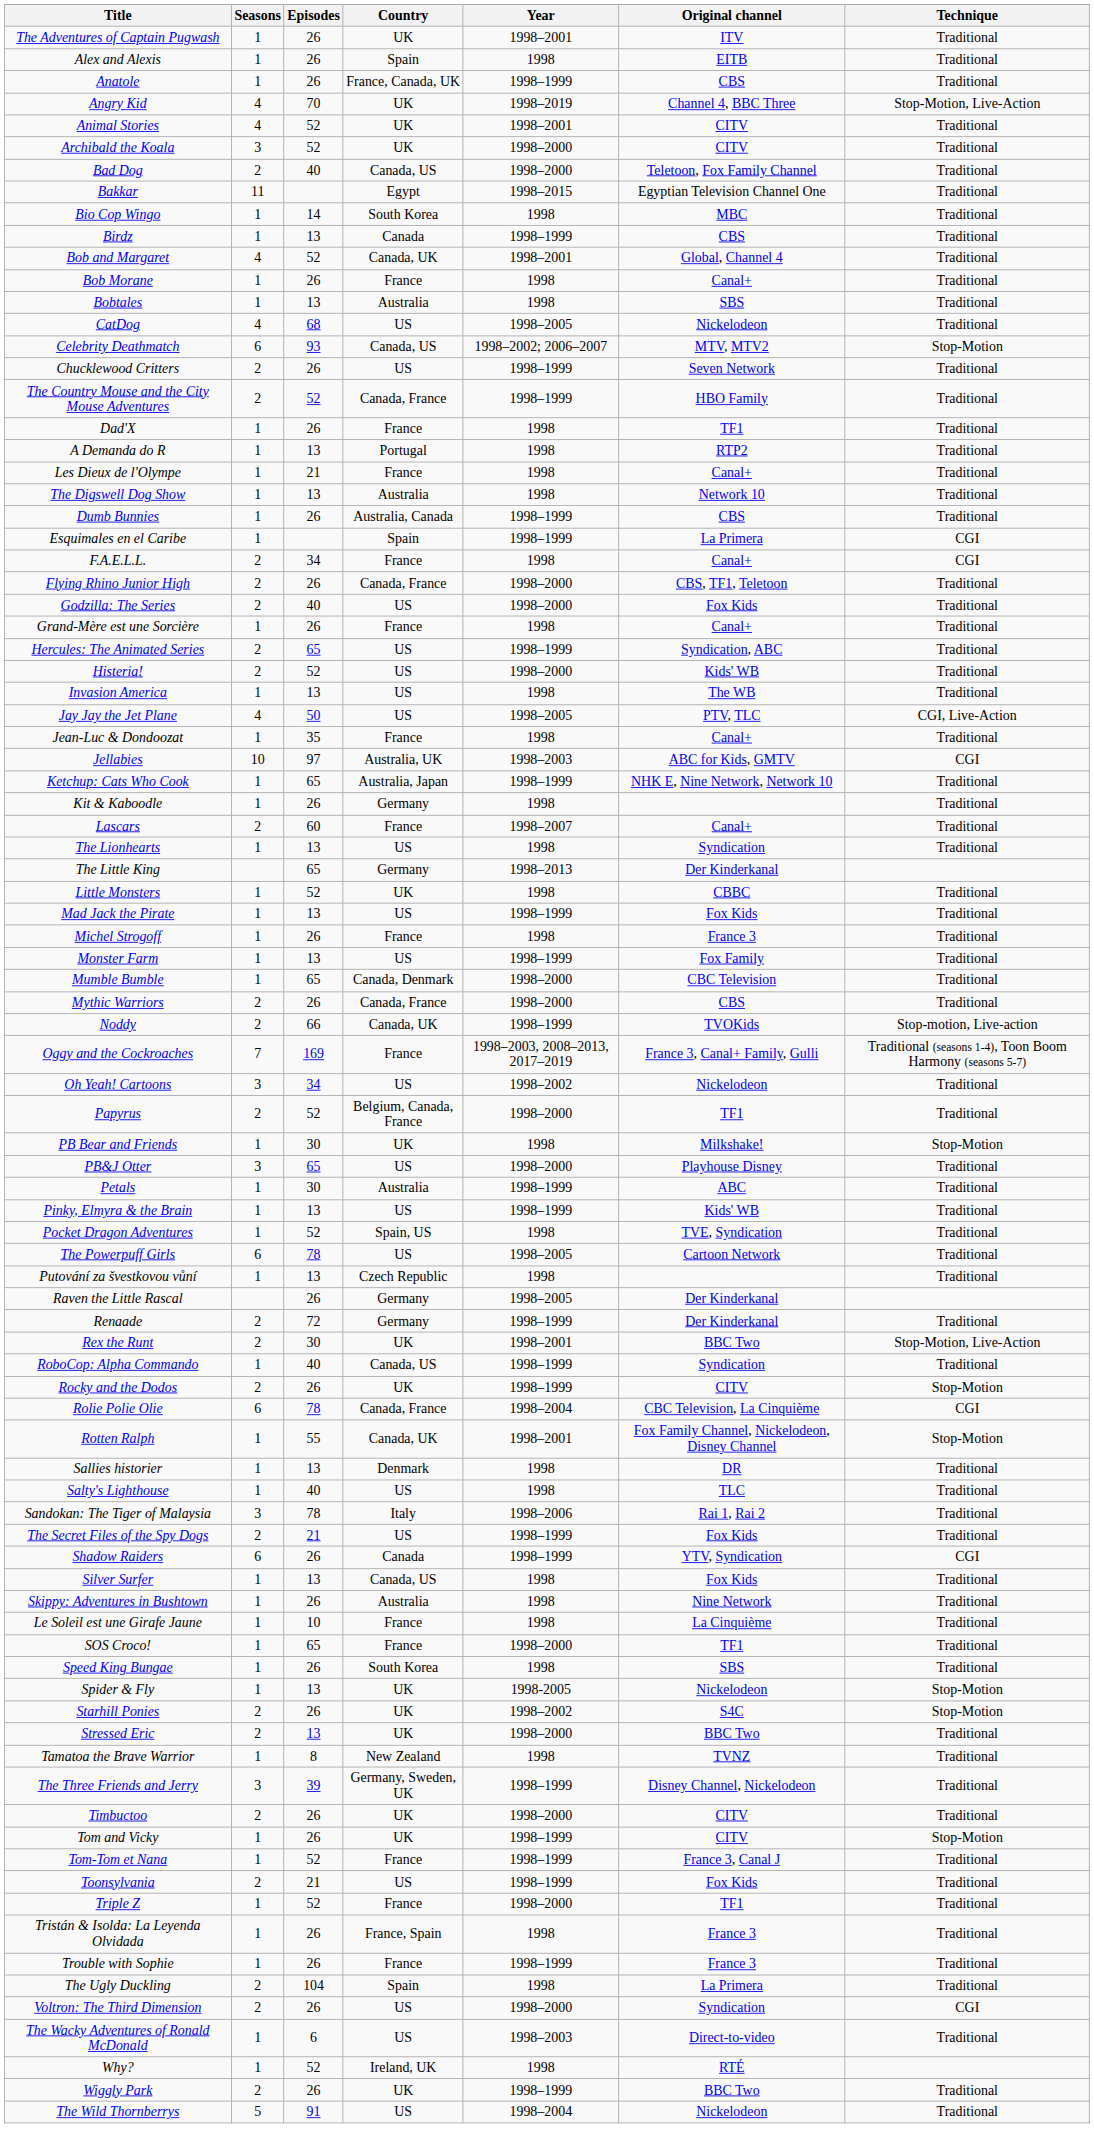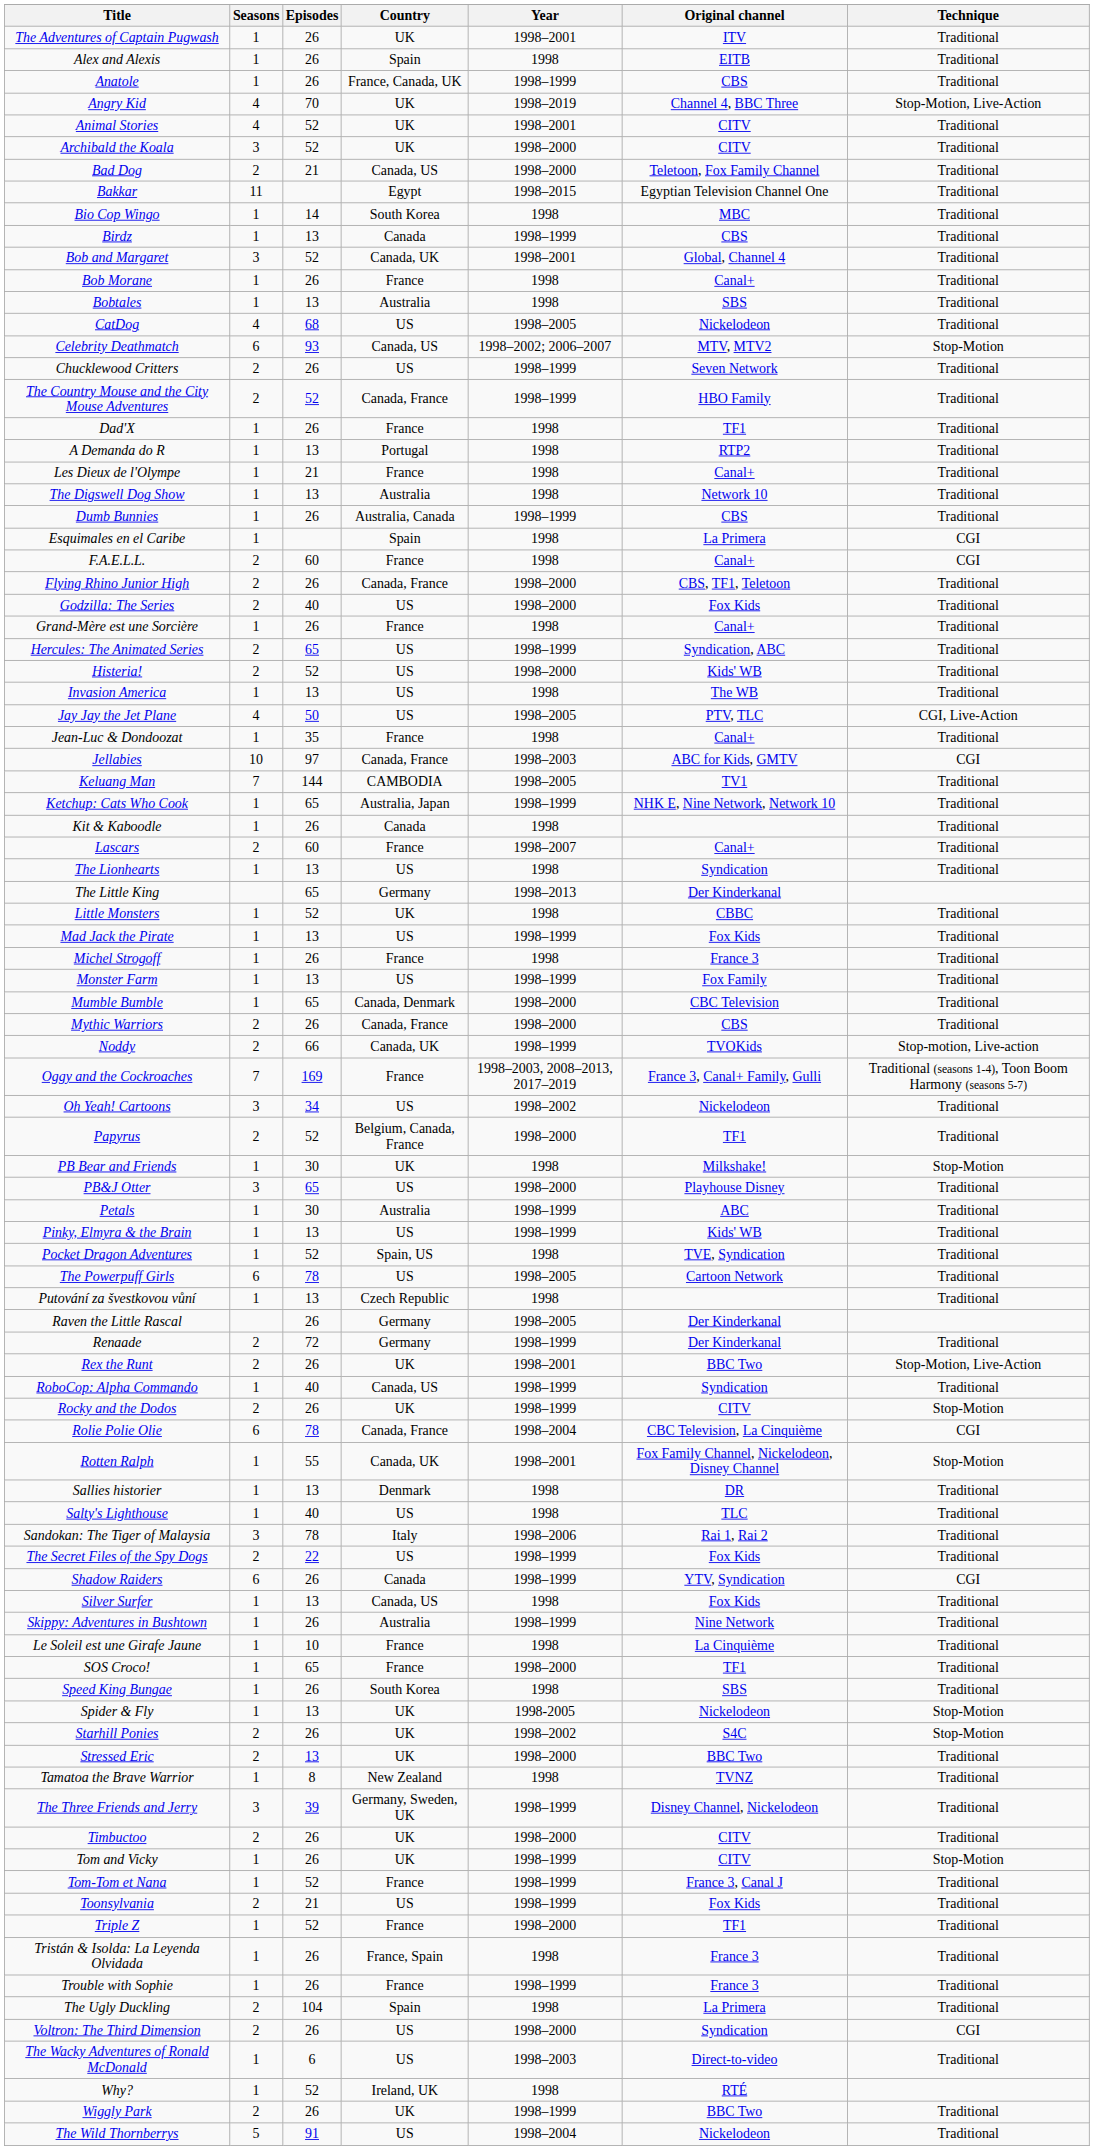(314, 170) 40 -> (312, 170) 21
(258, 258) 4 -> (256, 258) 3
(541, 538) 1998–1999 -> (545, 538) 1998
(314, 561) 34 -> (312, 561) 60
(403, 759) Australia, UK -> (405, 759) Canada, France
+ row: (117, 781)
(403, 803) Germany -> (405, 825) Canada
(314, 1342) 30 -> (312, 1365) 26
(314, 1535) 21 -> (312, 1557) 22
(541, 1601) 1998 -> (545, 1623) 1998–1999
